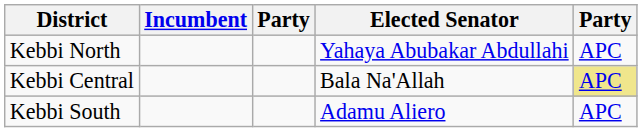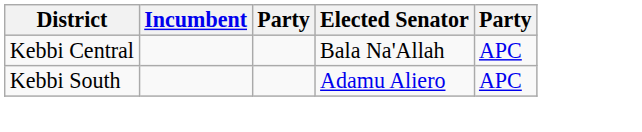- row: (65, 50)
(600, 81) khaki background -> (500, 50) no background
